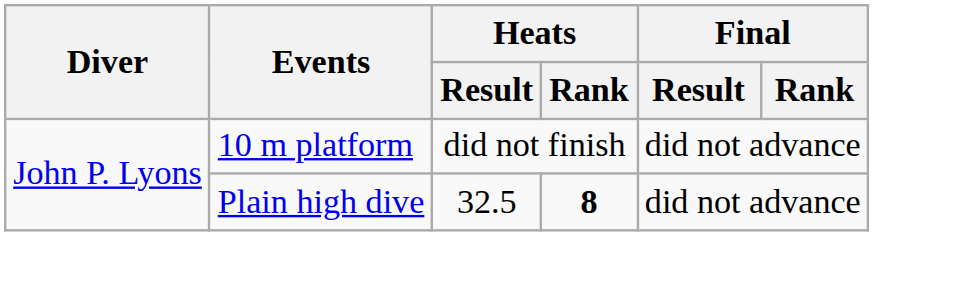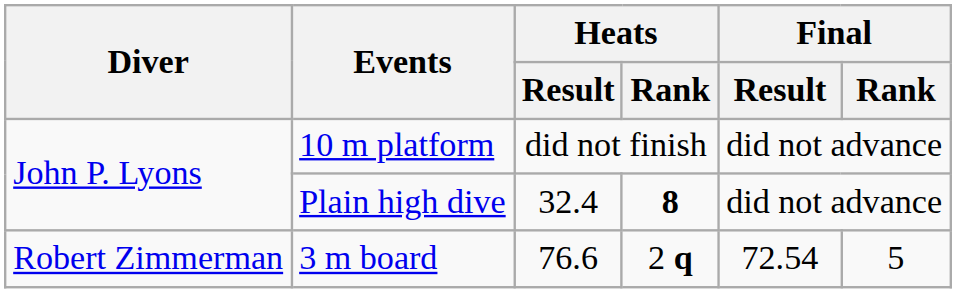(487, 201) 32.5 -> (568, 201) 32.4
+ row: (368, 258)
